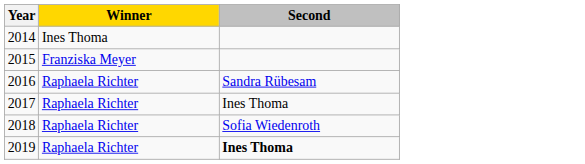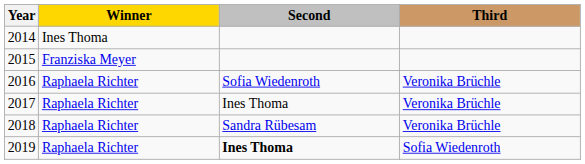+ column: (490, 15)
(269, 81) Sandra Rübesam -> (271, 81) Sofia Wiedenroth
(271, 125) Sofia Wiedenroth -> (269, 125) Sandra Rübesam
